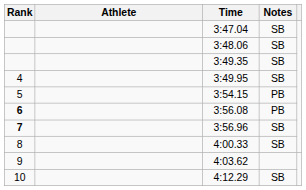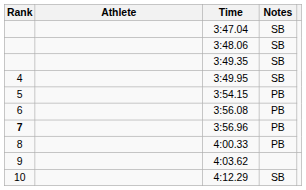(20, 111) bold -> (20, 111) normal
(278, 128) SB -> (278, 128) PB
(278, 144) SB -> (278, 144) PB
